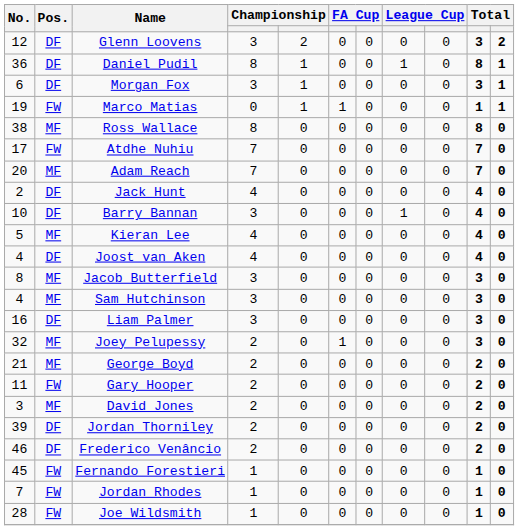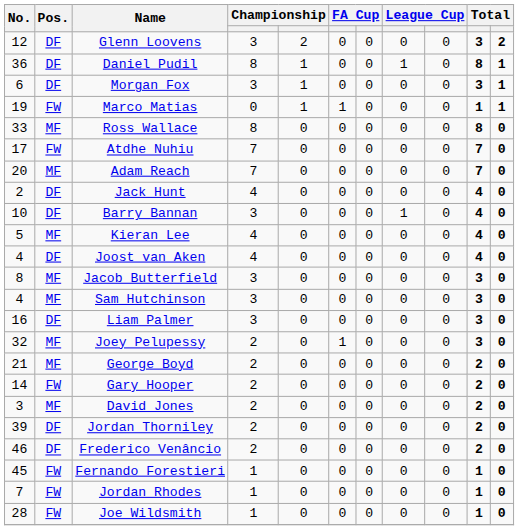(19, 128) 38 -> (19, 128) 33
(19, 385) 11 -> (19, 385) 14
